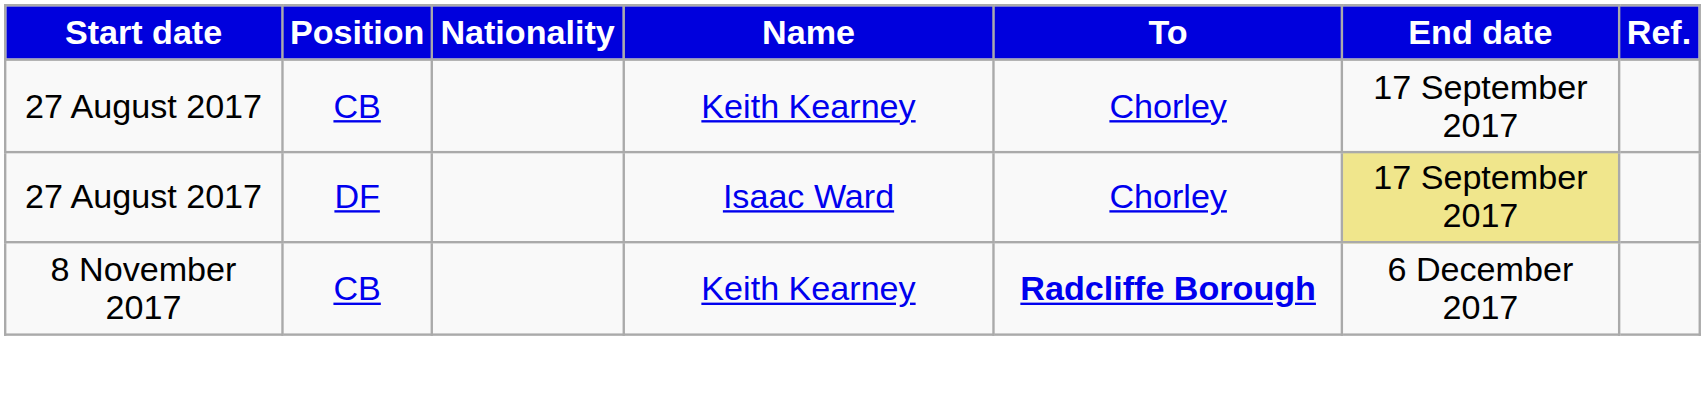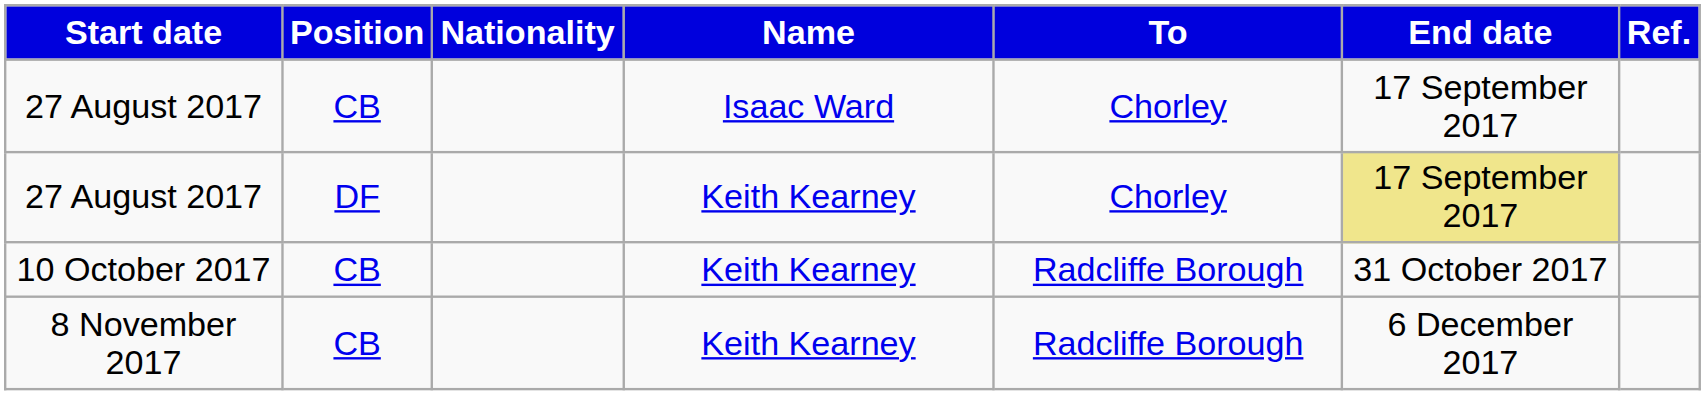(809, 105) Keith Kearney -> (809, 105) Isaac Ward
(809, 197) Isaac Ward -> (809, 197) Keith Kearney
+ row: (144, 270)
(1168, 289) bold -> (1168, 343) normal
